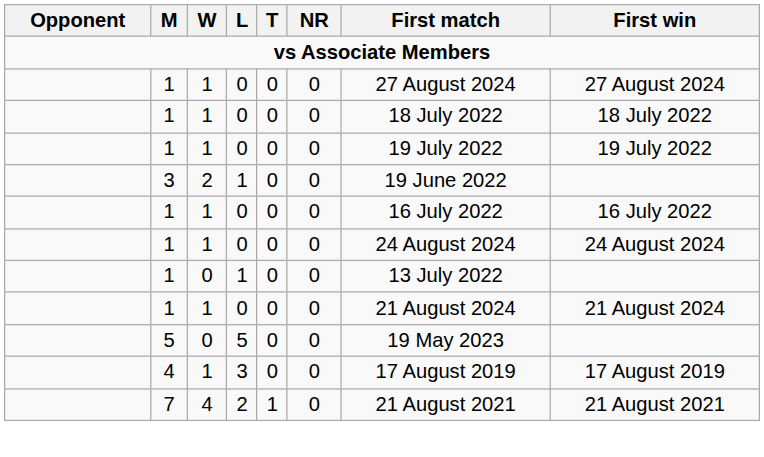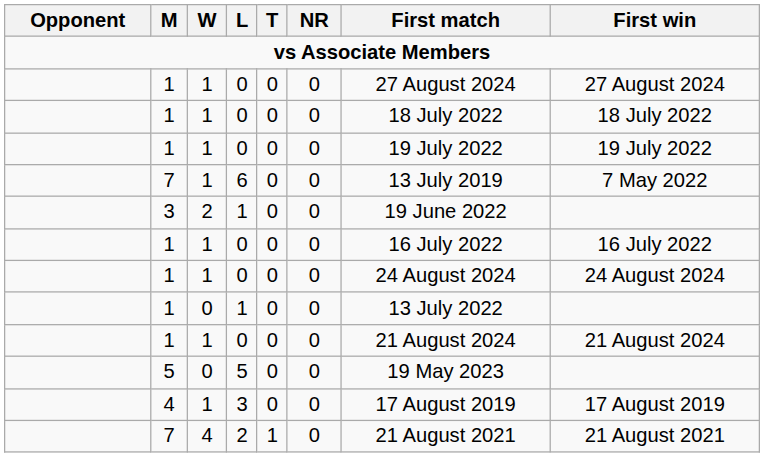+ row: (169, 180)
